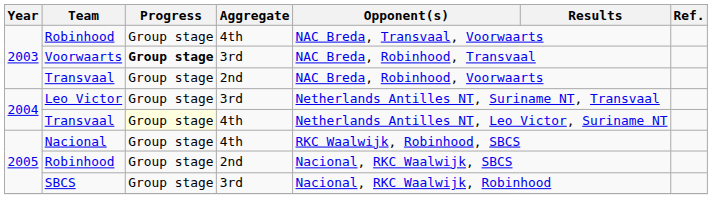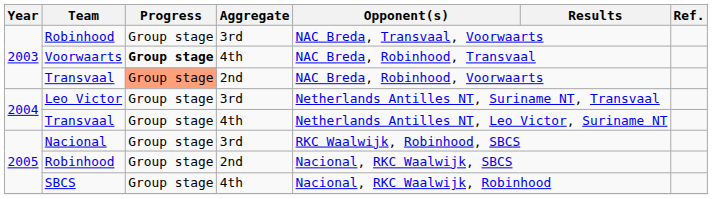(231, 36) 4th -> (231, 36) 3rd
(231, 57) 3rd -> (231, 57) 4th
(171, 78) no background -> (171, 78) lightsalmon background
(171, 120) lightyellow background -> (171, 120) no background
(231, 141) 4th -> (231, 141) 3rd
(231, 183) 3rd -> (231, 183) 4th
